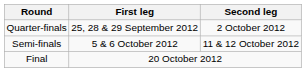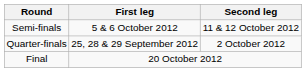rows swapped: (37, 28) <-> (37, 43)
